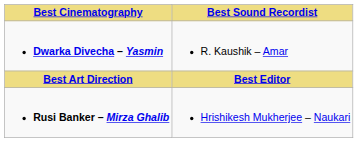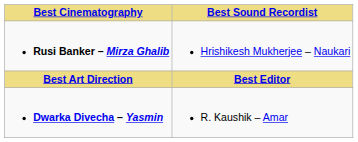rows swapped: (88, 52) <-> (88, 118)
